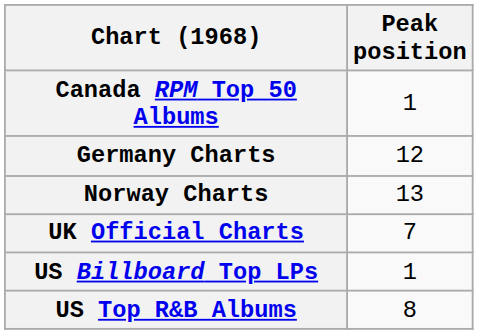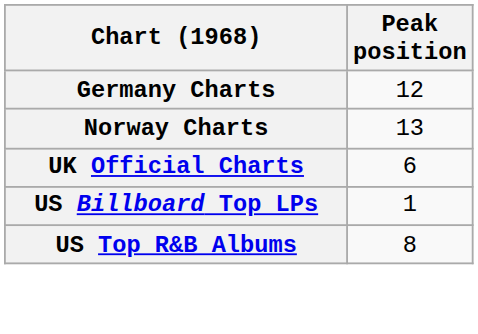- row: (176, 104)
(410, 233) 7 -> (410, 167) 6
